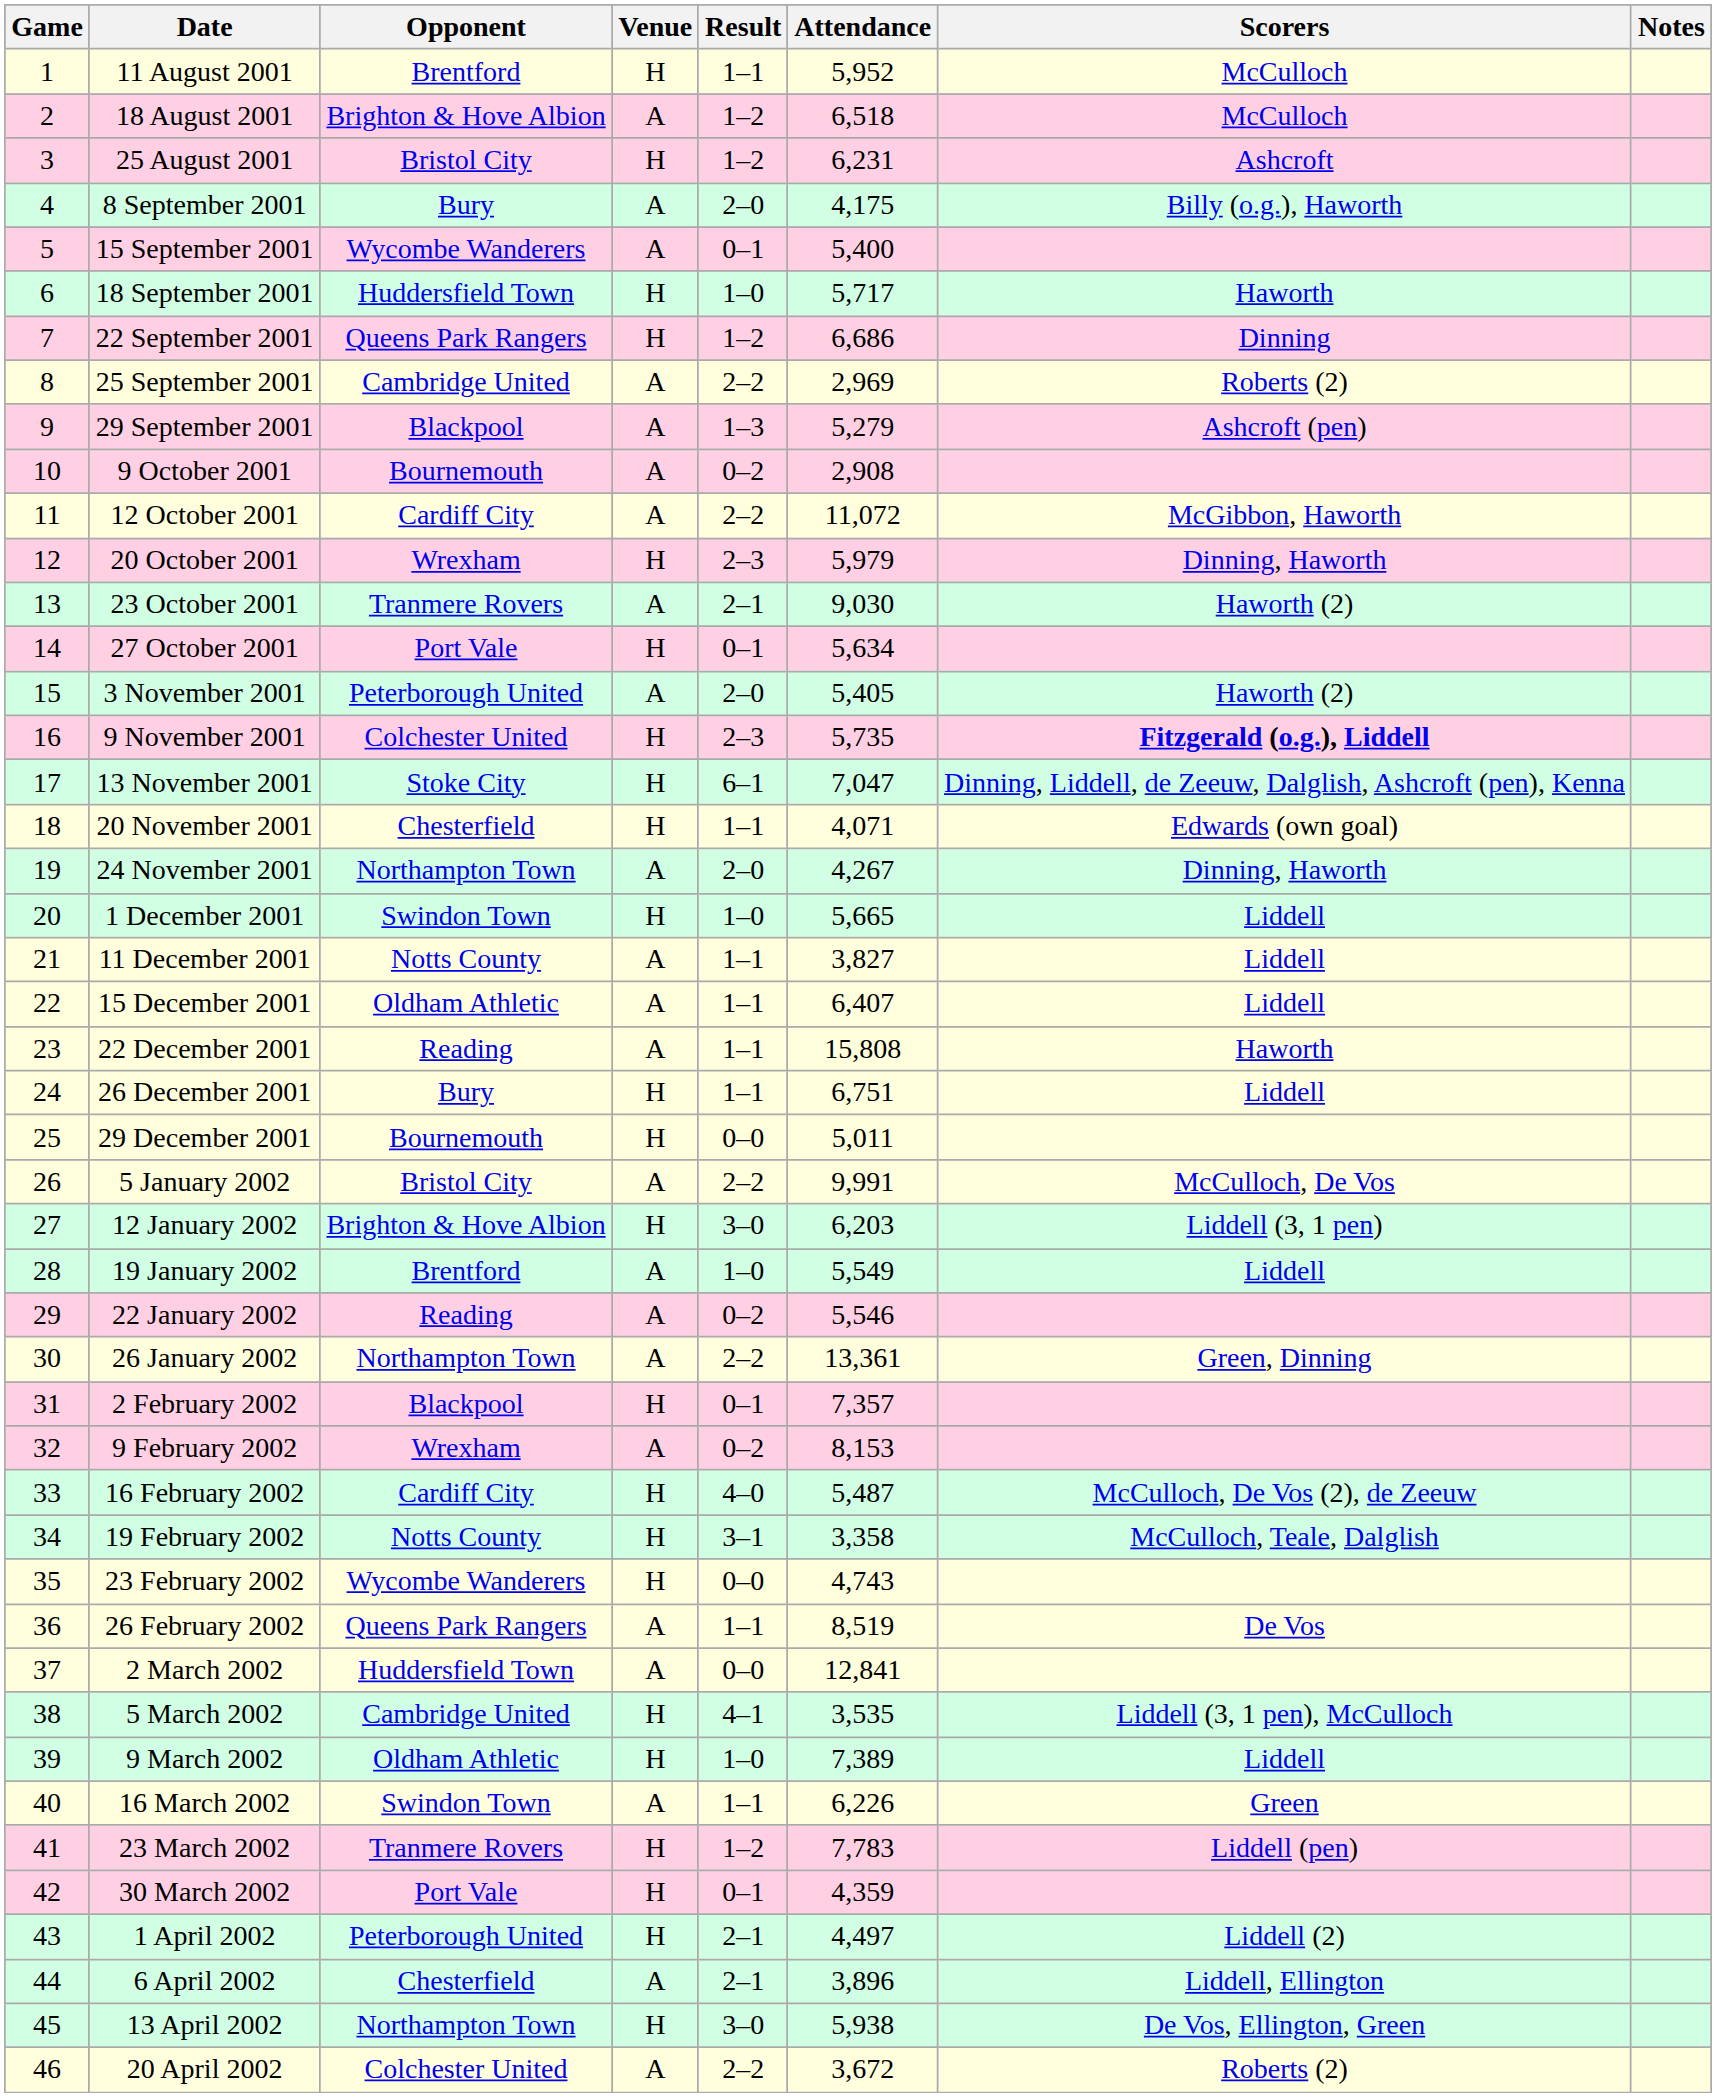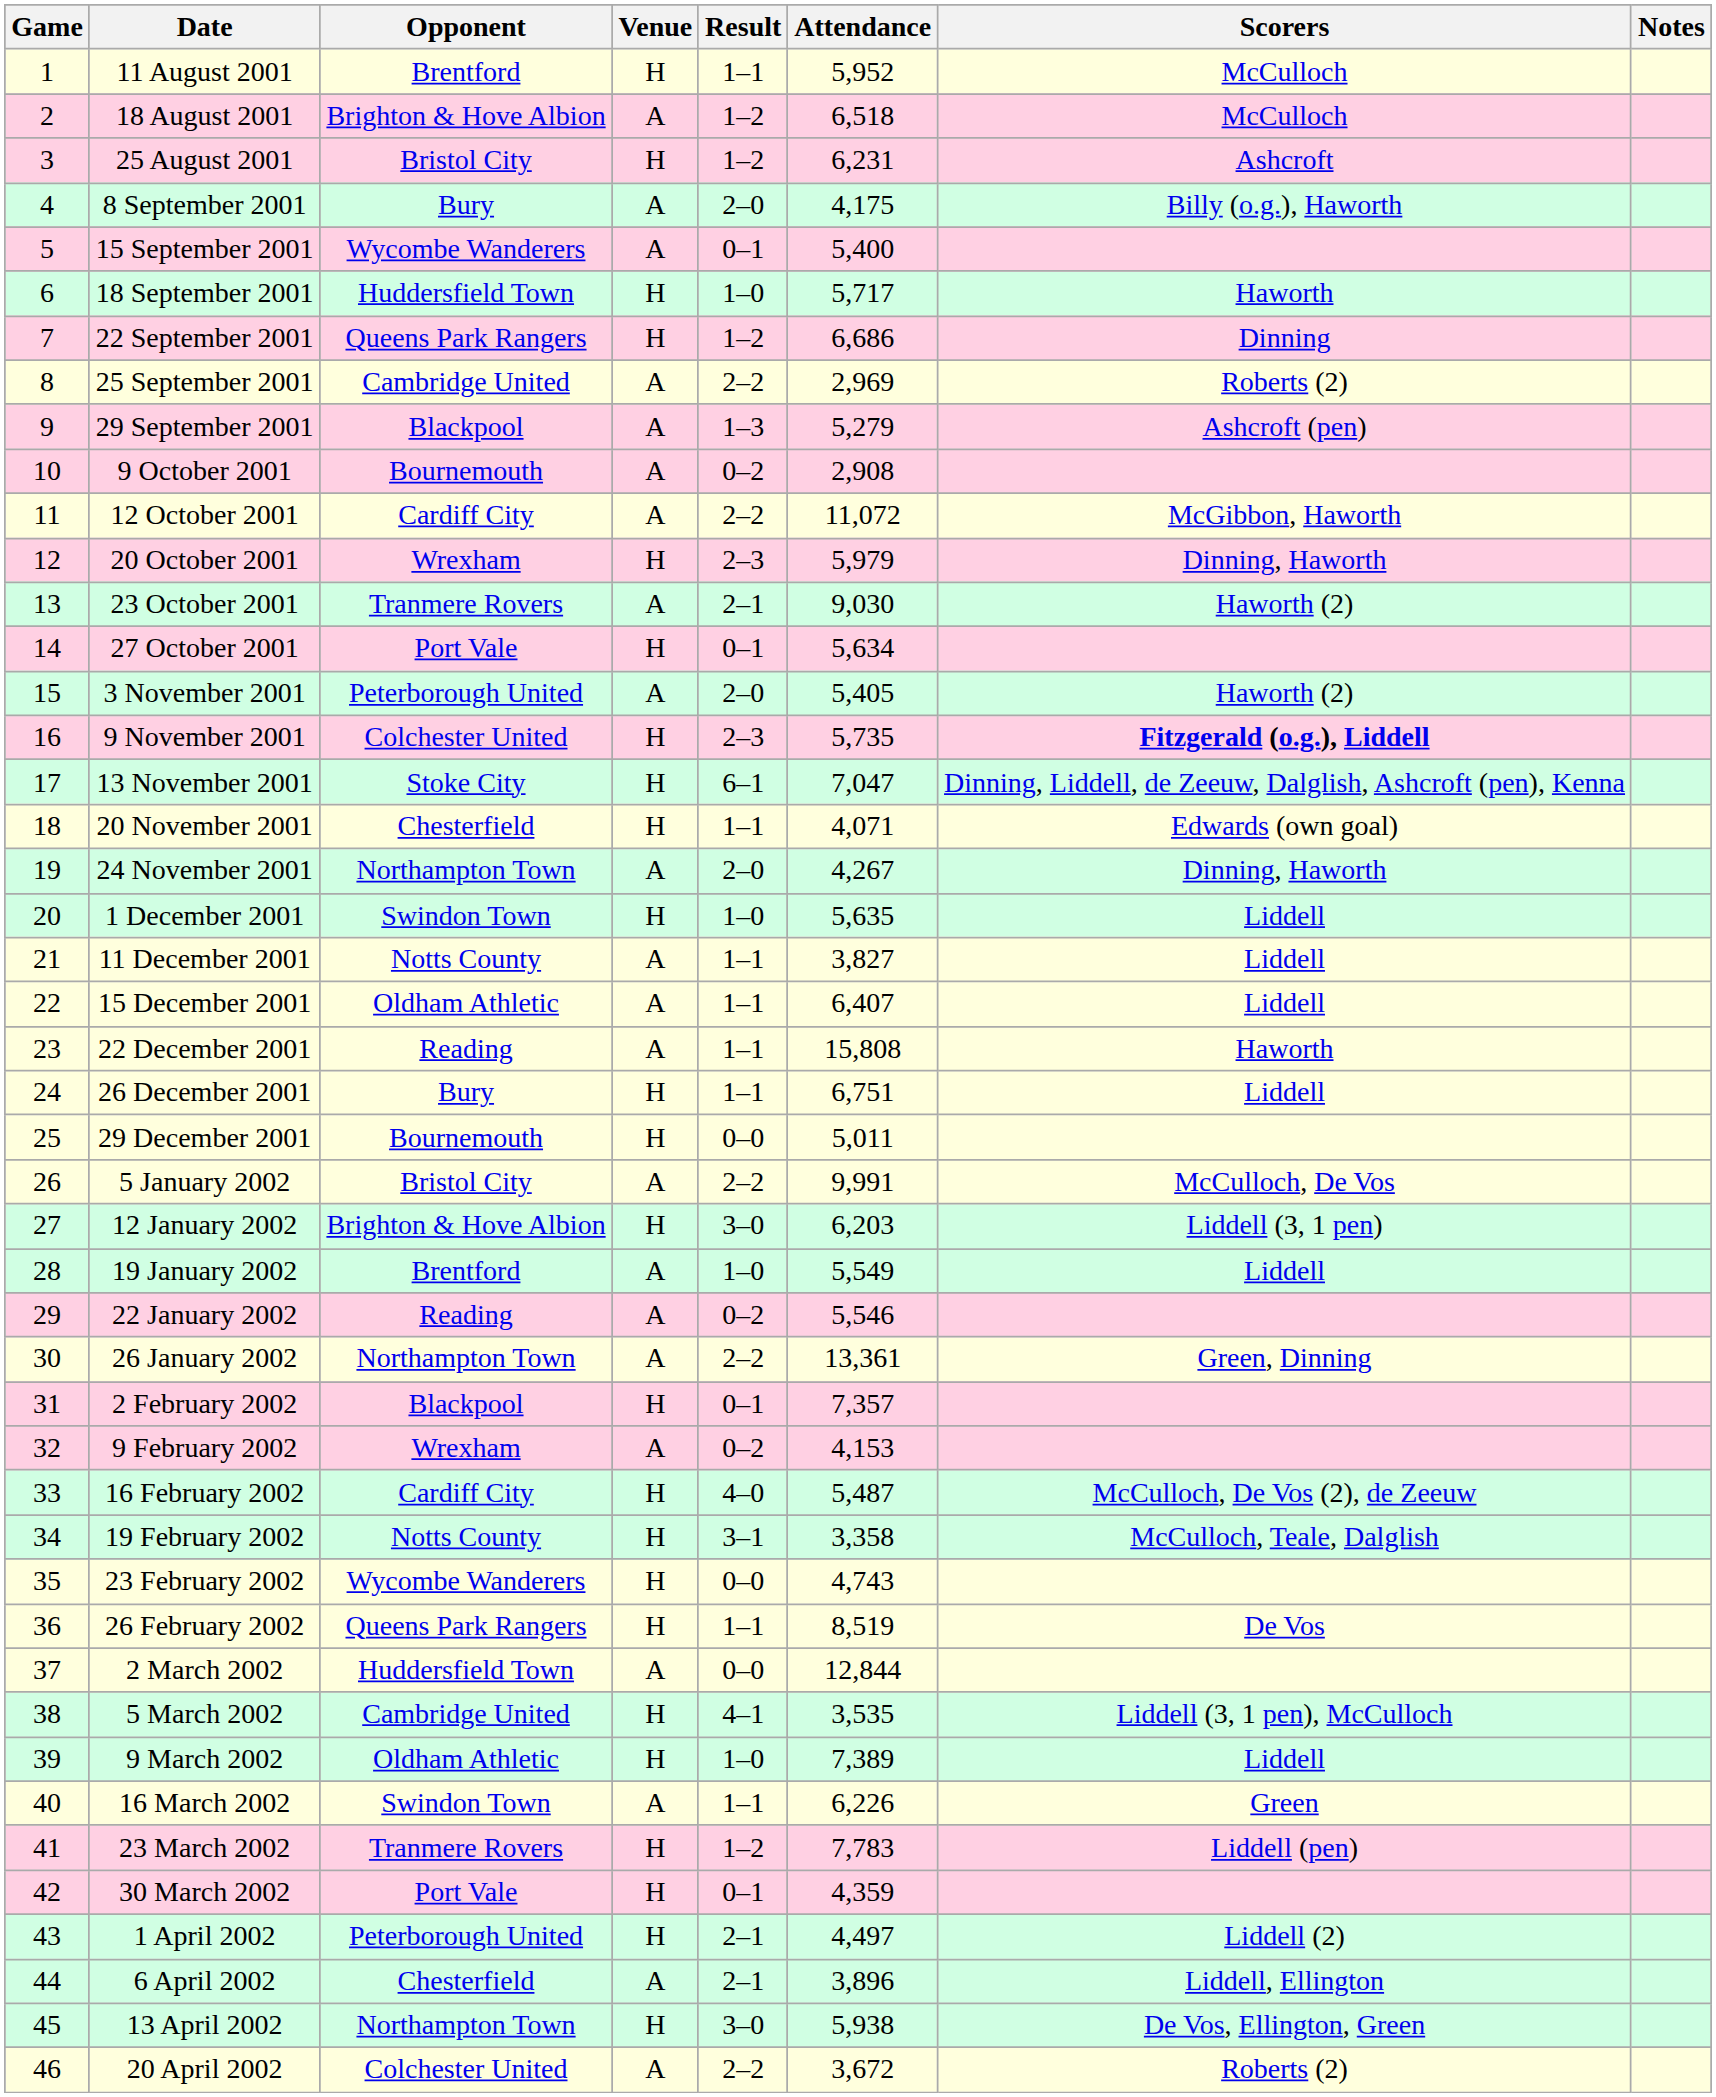(863, 914) 5,665 -> (863, 914) 5,635
(863, 1447) 8,153 -> (863, 1447) 4,153
(655, 1625) A -> (655, 1625) H
(863, 1669) 12,841 -> (863, 1669) 12,844
